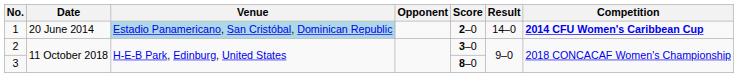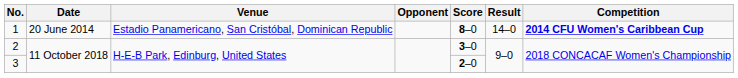(253, 30) lightblue background -> (253, 30) no background
(468, 30) 2–0 -> (468, 30) 8–0
(468, 64) 8–0 -> (468, 64) 2–0
